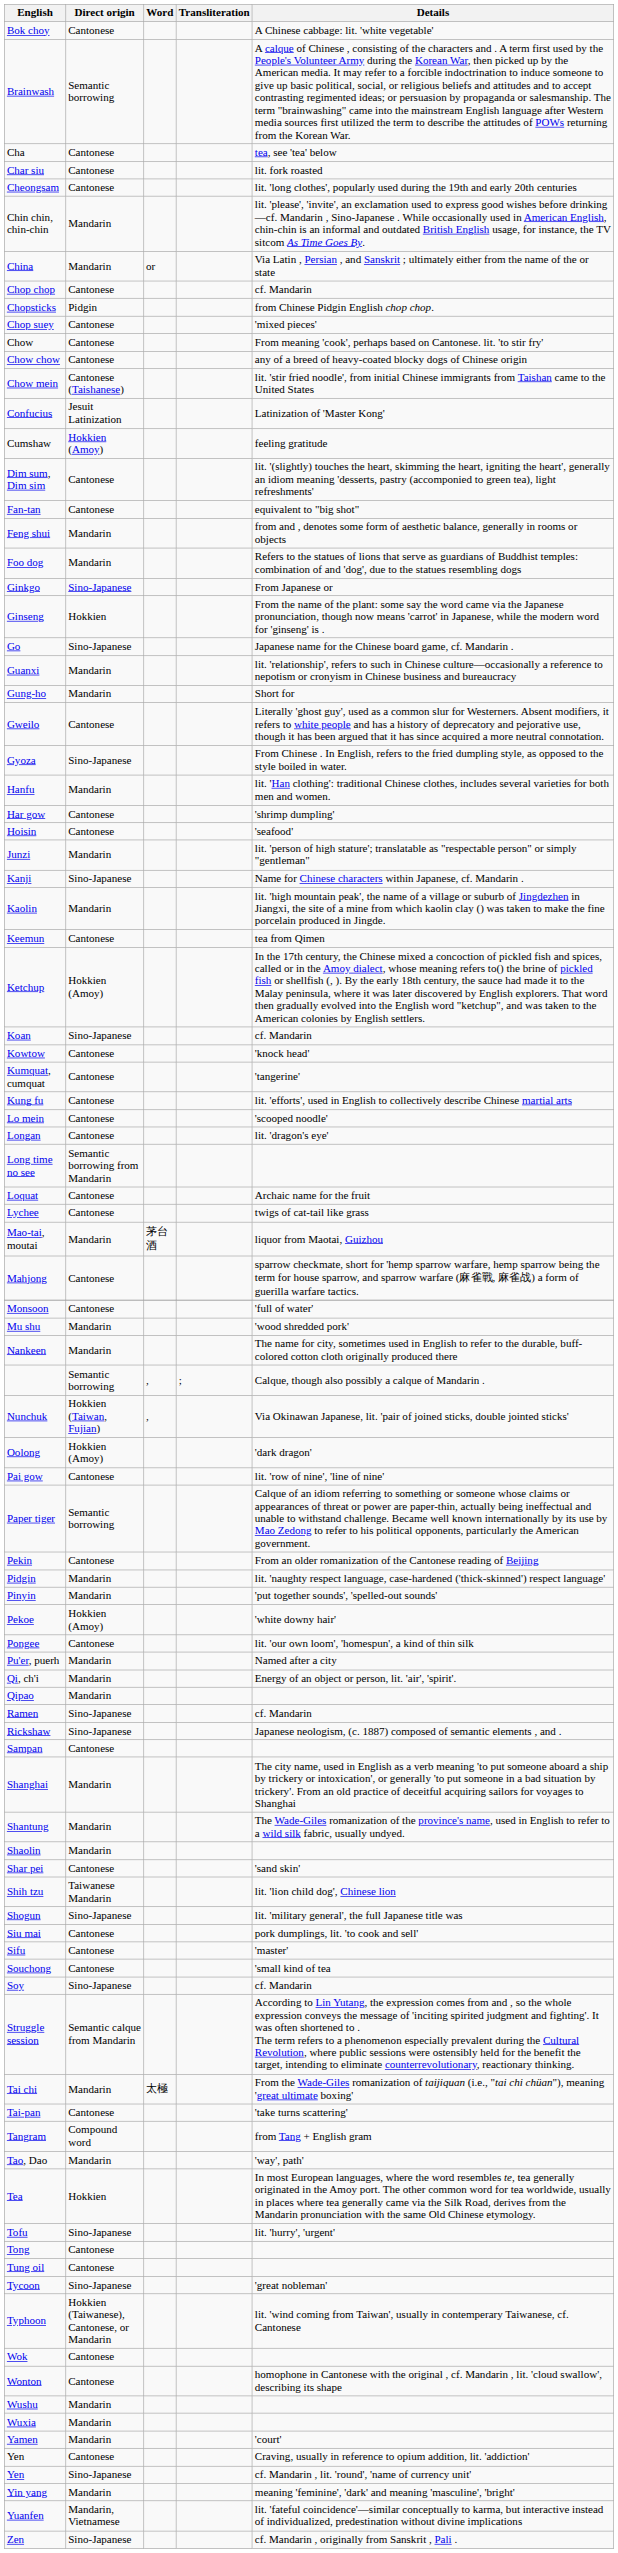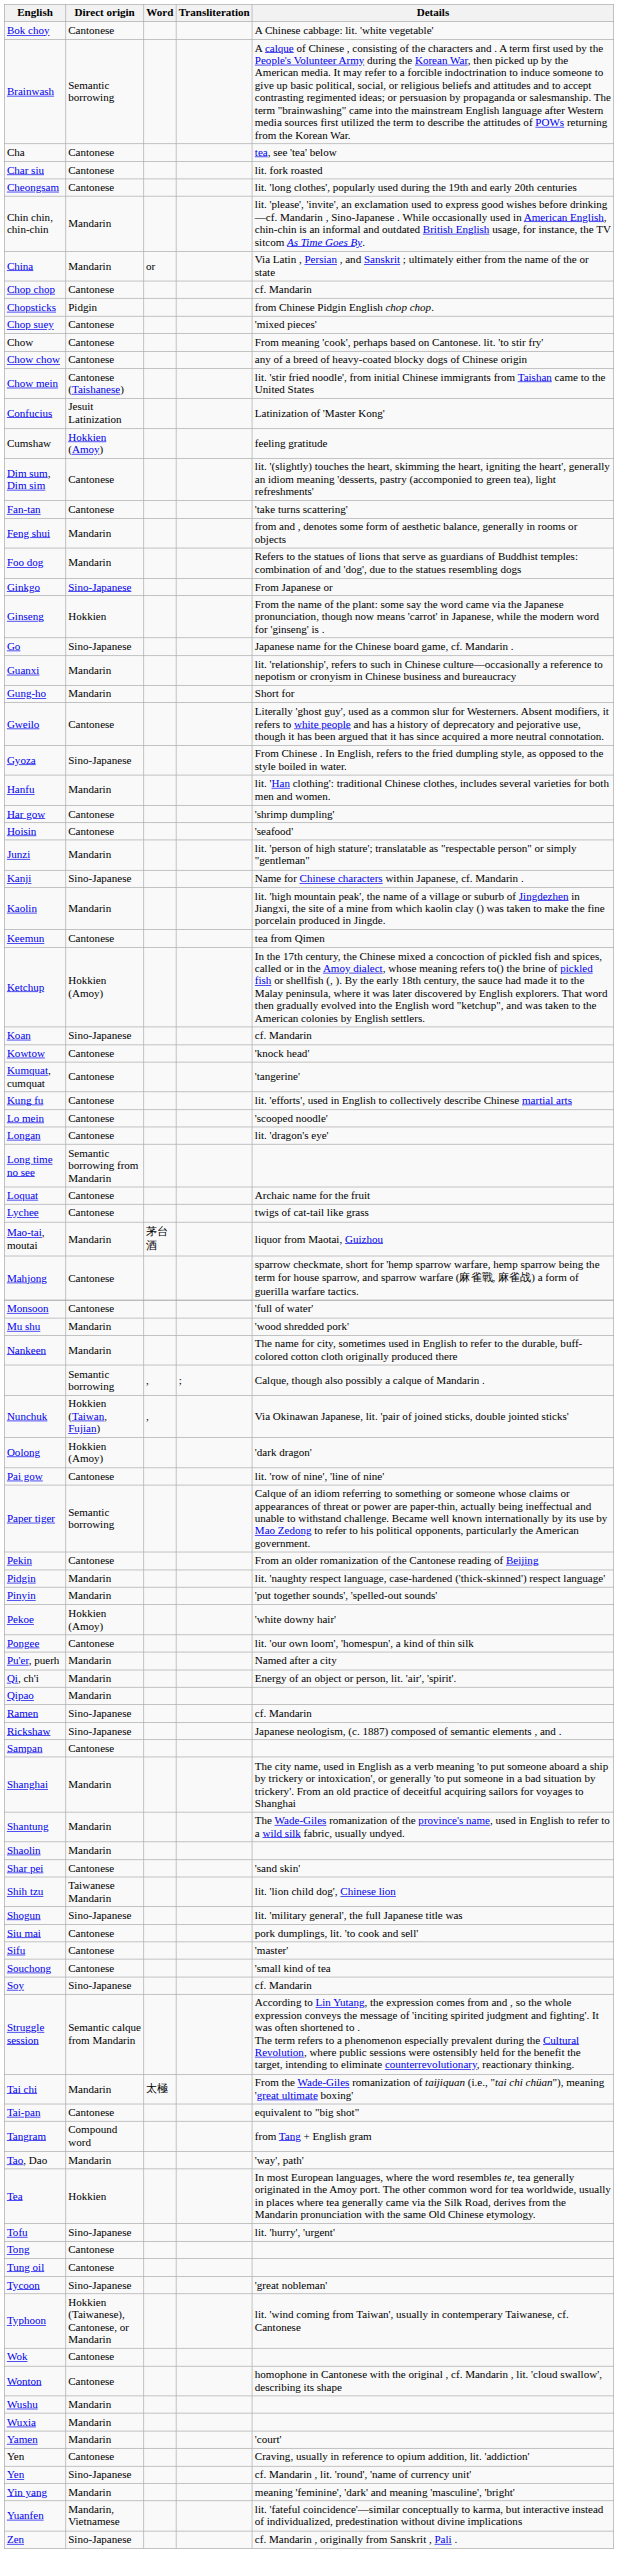(307, 509) equivalent to "big shot" -> (301, 509) 'take turns scattering'
(301, 2112) 'take turns scattering' -> (307, 2112) equivalent to "big shot"
